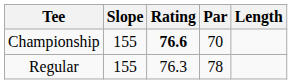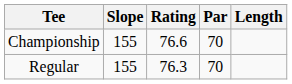(173, 41) bold -> (173, 41) normal
(215, 66) 78 -> (215, 66) 70
